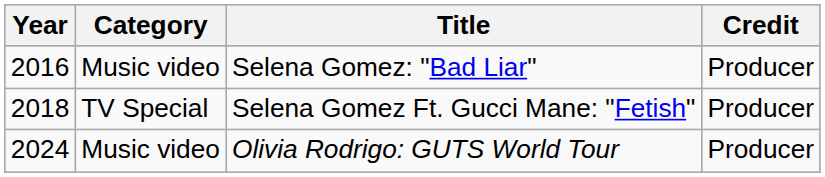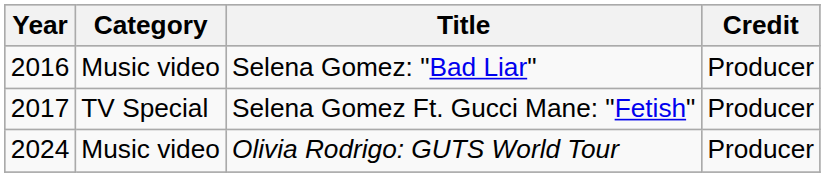(40, 108) 2018 -> (40, 108) 2017
